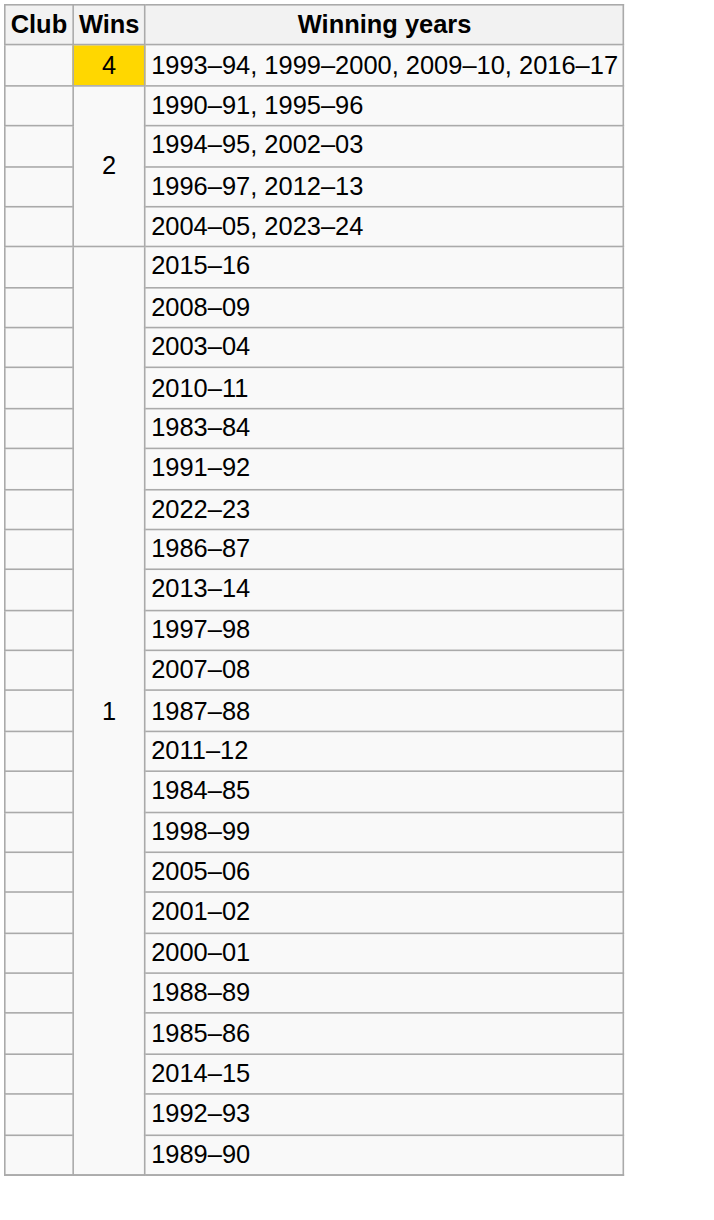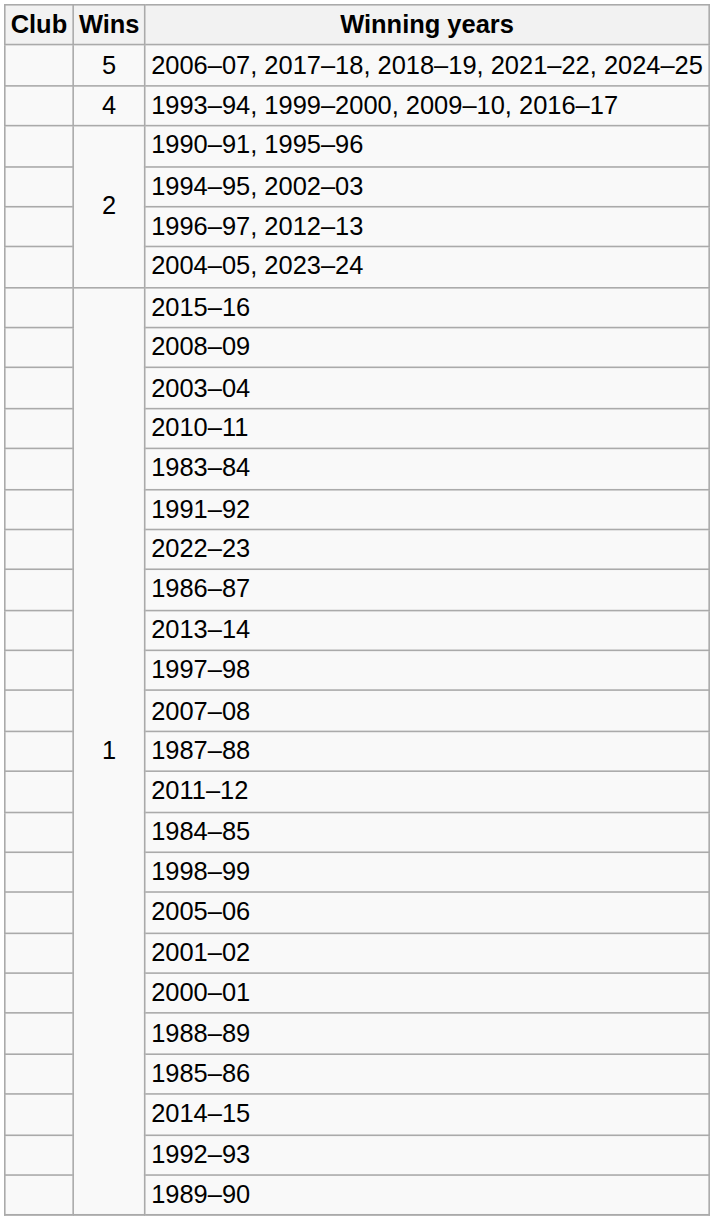+ row: (427, 65)
(109, 65) gold background -> (109, 105) no background
